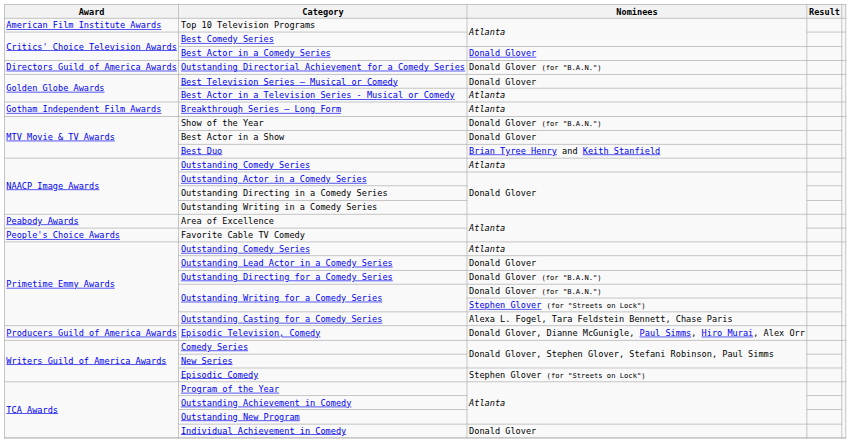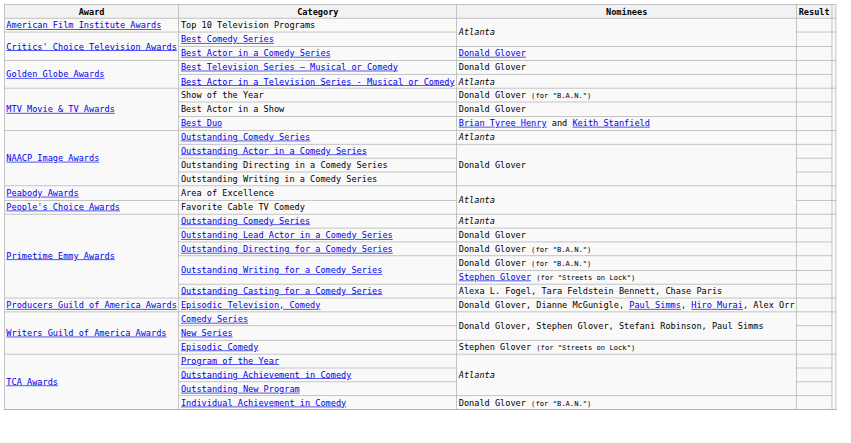- row: (92, 67)
- row: (84, 109)
(503, 431) Donald Glover -> (525, 403) Donald Glover (for "B.A.N.")
